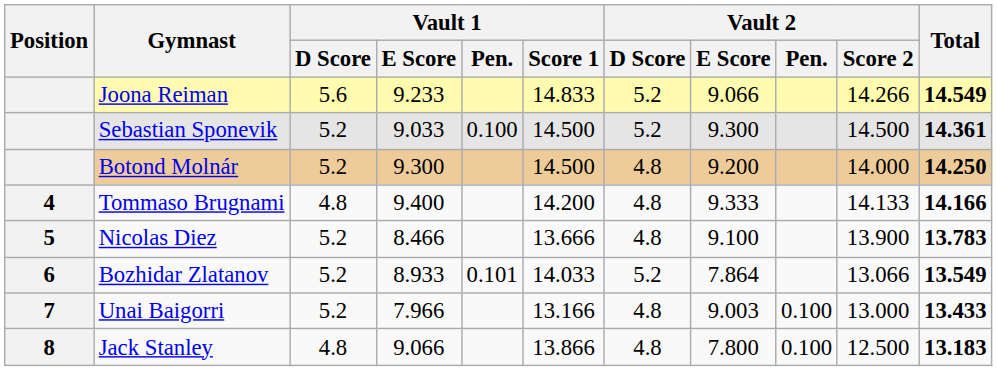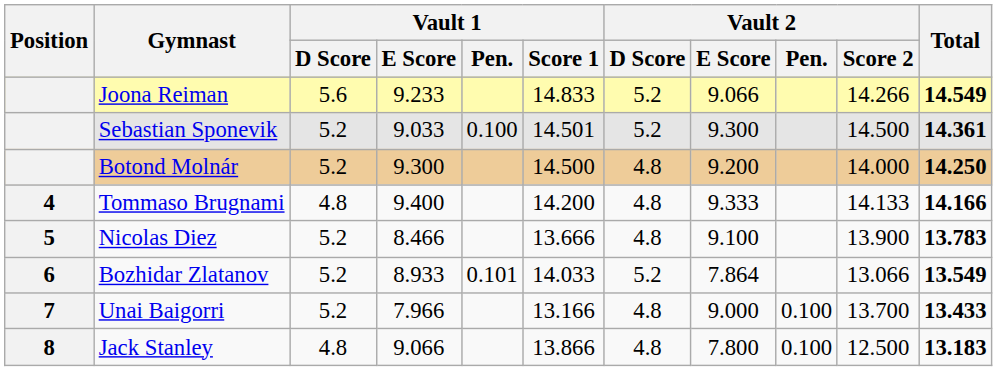(564, 130) 14.500 -> (564, 130) 14.501
(733, 310) 9.003 -> (733, 310) 9.000
(878, 310) 13.000 -> (878, 310) 13.700
